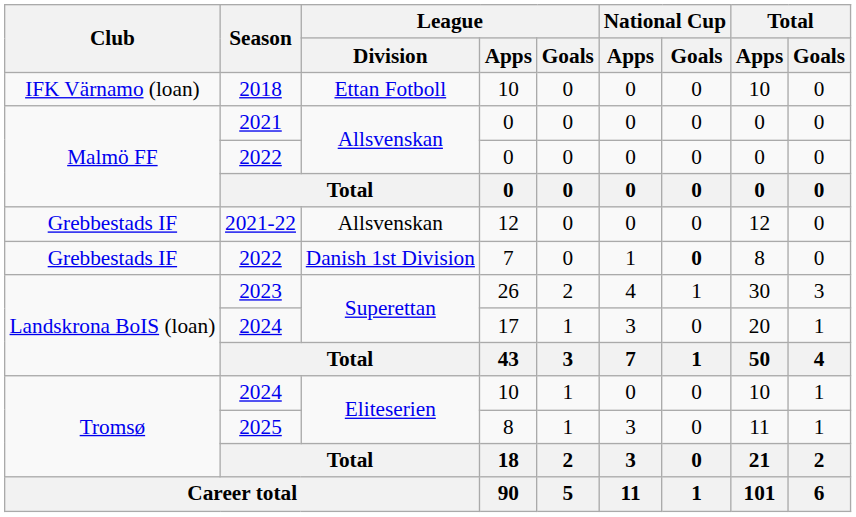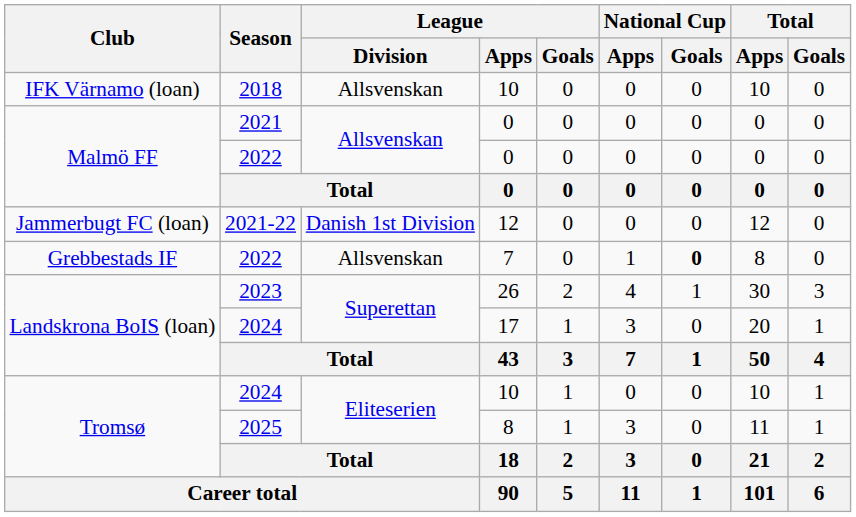(390, 88) Ettan Fotboll -> (390, 88) Allsvenskan
(112, 223) Grebbestads IF -> (112, 223) Jammerbugt FC (loan)
(390, 223) Allsvenskan -> (390, 223) Danish 1st Division
(390, 257) Danish 1st Division -> (390, 257) Allsvenskan
